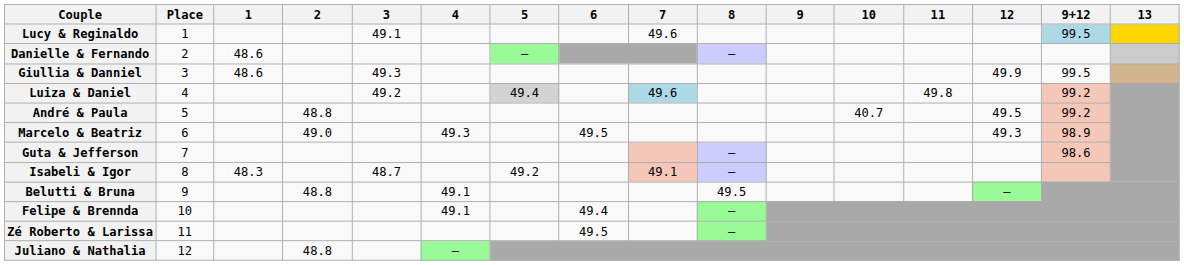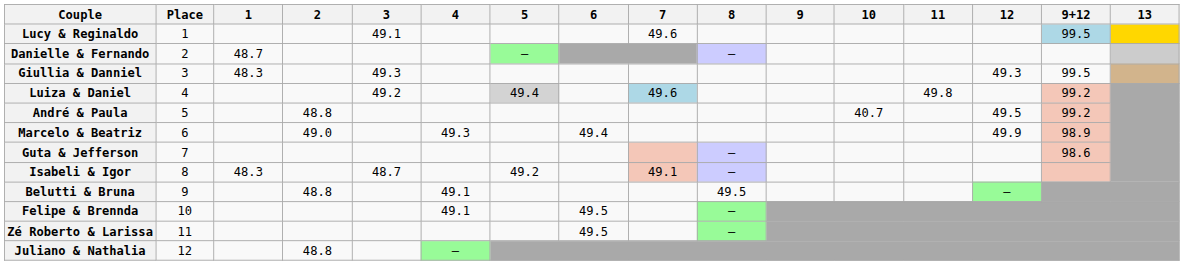(248, 54) 48.6 -> (248, 54) 48.7
(248, 73) 48.6 -> (248, 73) 48.3
(1007, 73) 49.9 -> (1007, 73) 49.3
(594, 133) 49.5 -> (594, 133) 49.4
(1007, 133) 49.3 -> (1007, 133) 49.9
(594, 211) 49.4 -> (594, 211) 49.5
